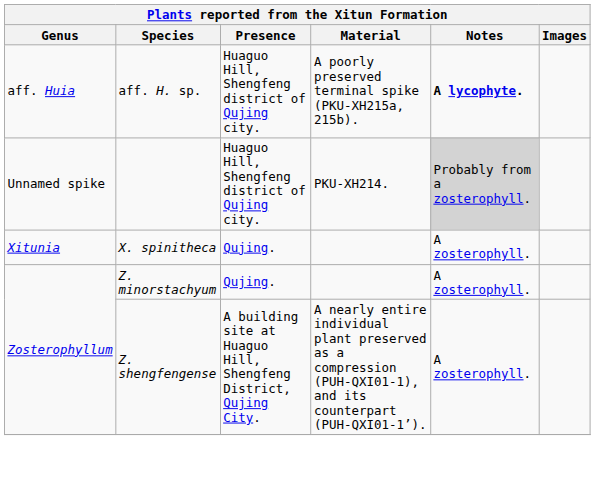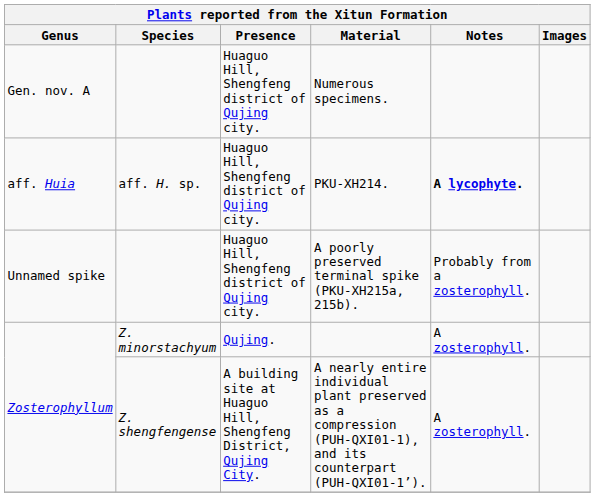+ row: (49, 91)
(366, 91) A poorly preserved terminal spike (PKU-XH215a, 215b). -> (351, 184) PKU-XH214.
(351, 184) PKU-XH214. -> (366, 276) A poorly preserved terminal spike (PKU-XH215a, 215b).
(482, 184) lightgrey background -> (482, 276) no background
- row: (34, 247)
